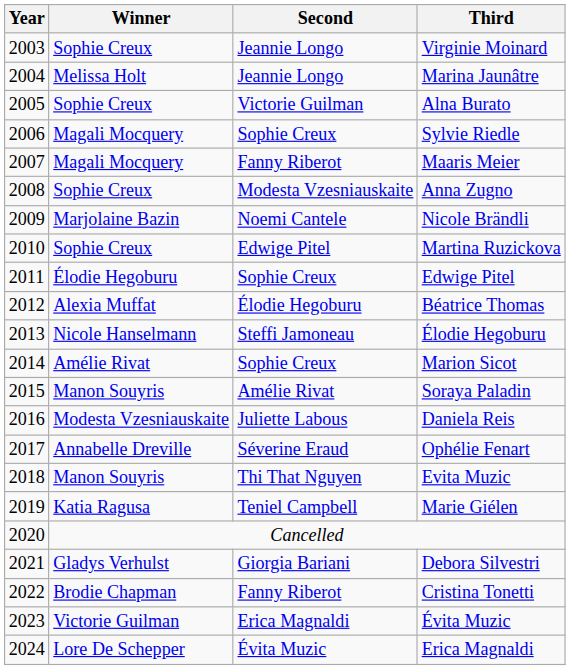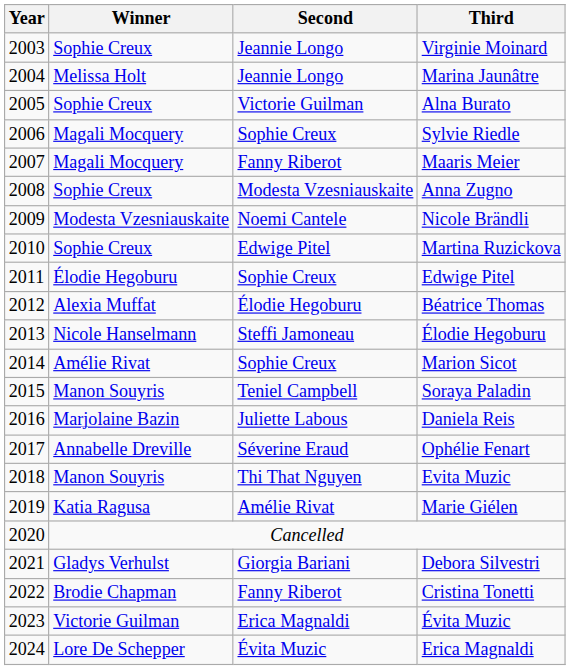(116, 219) Marjolaine Bazin -> (141, 219) Modesta Vzesniauskaite
(286, 391) Amélie Rivat -> (297, 391) Teniel Campbell
(141, 420) Modesta Vzesniauskaite -> (116, 420) Marjolaine Bazin
(297, 506) Teniel Campbell -> (286, 506) Amélie Rivat
